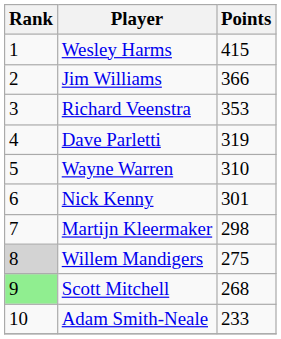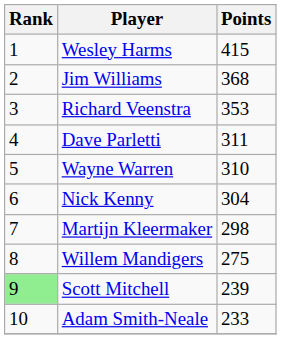(235, 79) 366 -> (235, 79) 368
(235, 139) 319 -> (235, 139) 311
(235, 199) 301 -> (235, 199) 304
(14, 259) lightgrey background -> (14, 259) no background
(235, 288) 268 -> (235, 288) 239
